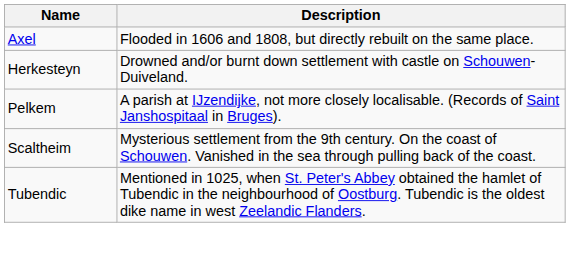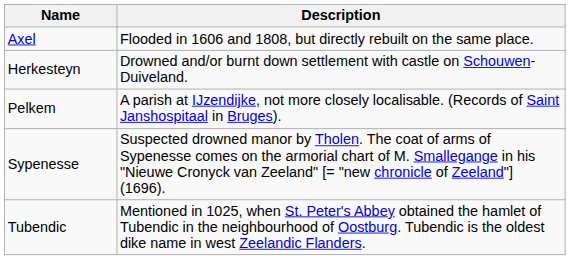- row: (39, 147)
+ row: (43, 163)
